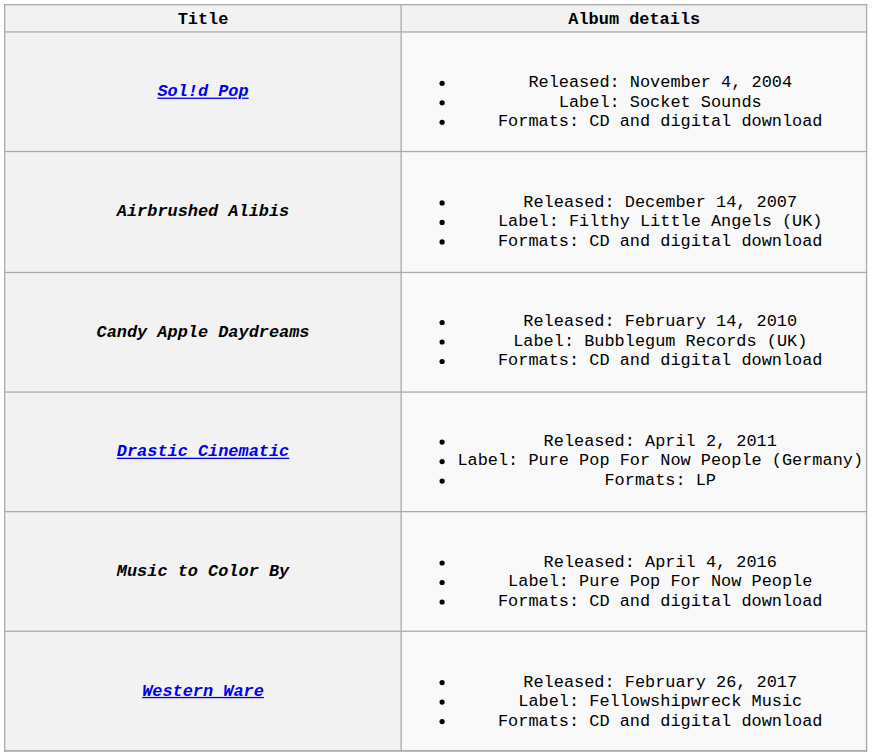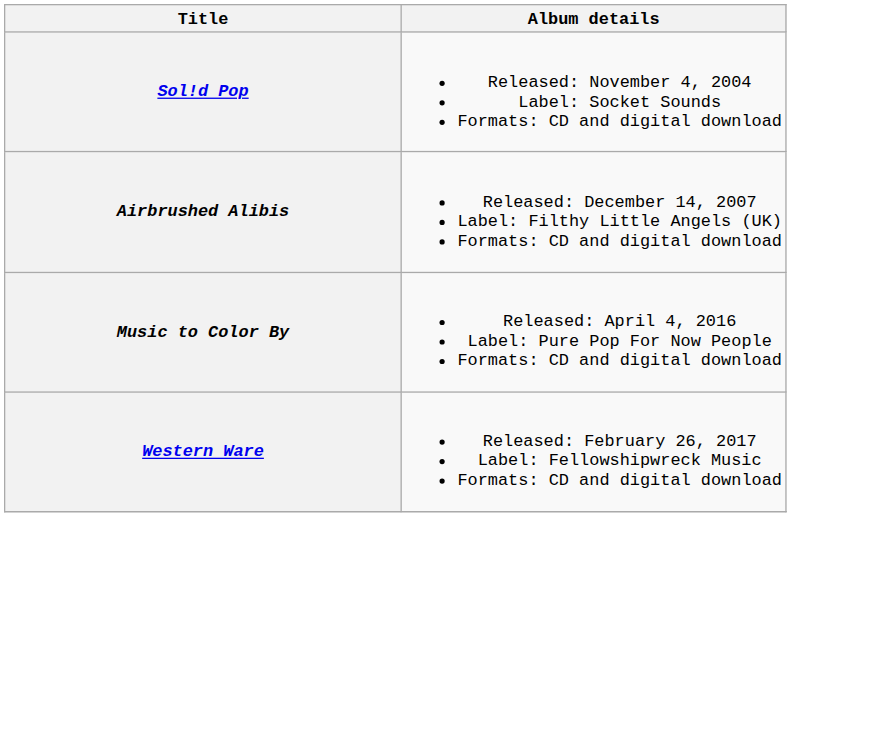- row: (203, 332)
- row: (203, 452)
